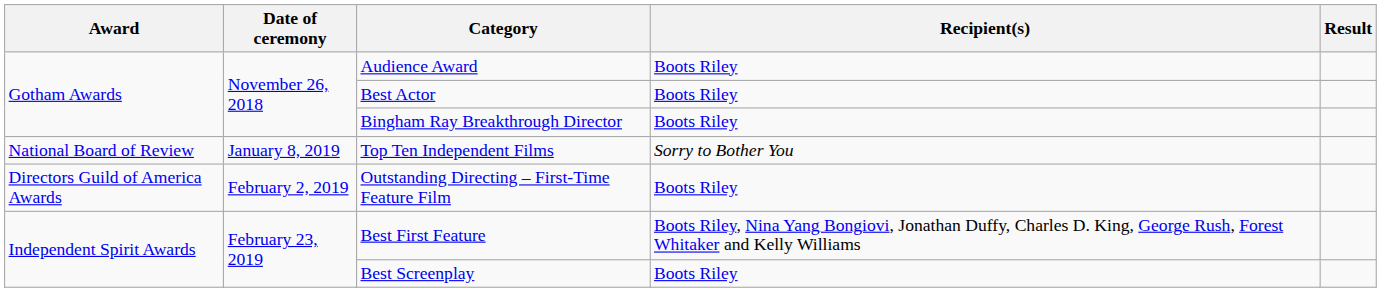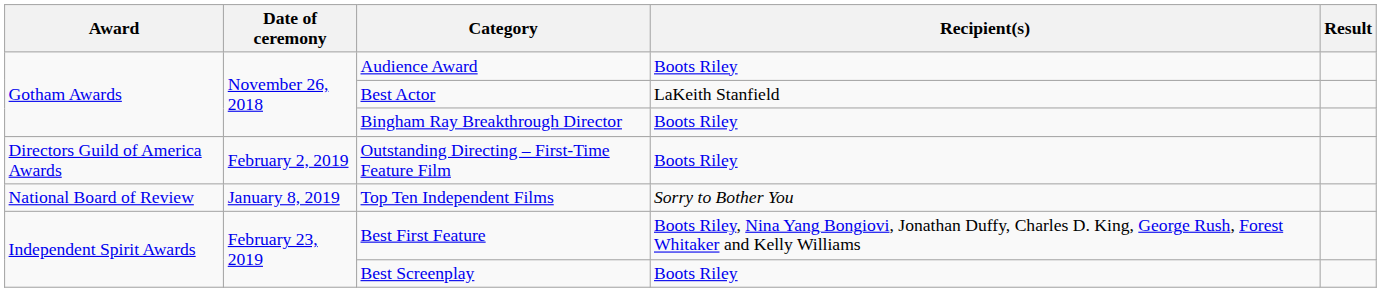(696, 94) Boots Riley -> (717, 94) LaKeith Stanfield
rows swapped: (457, 149) <-> (485, 187)
